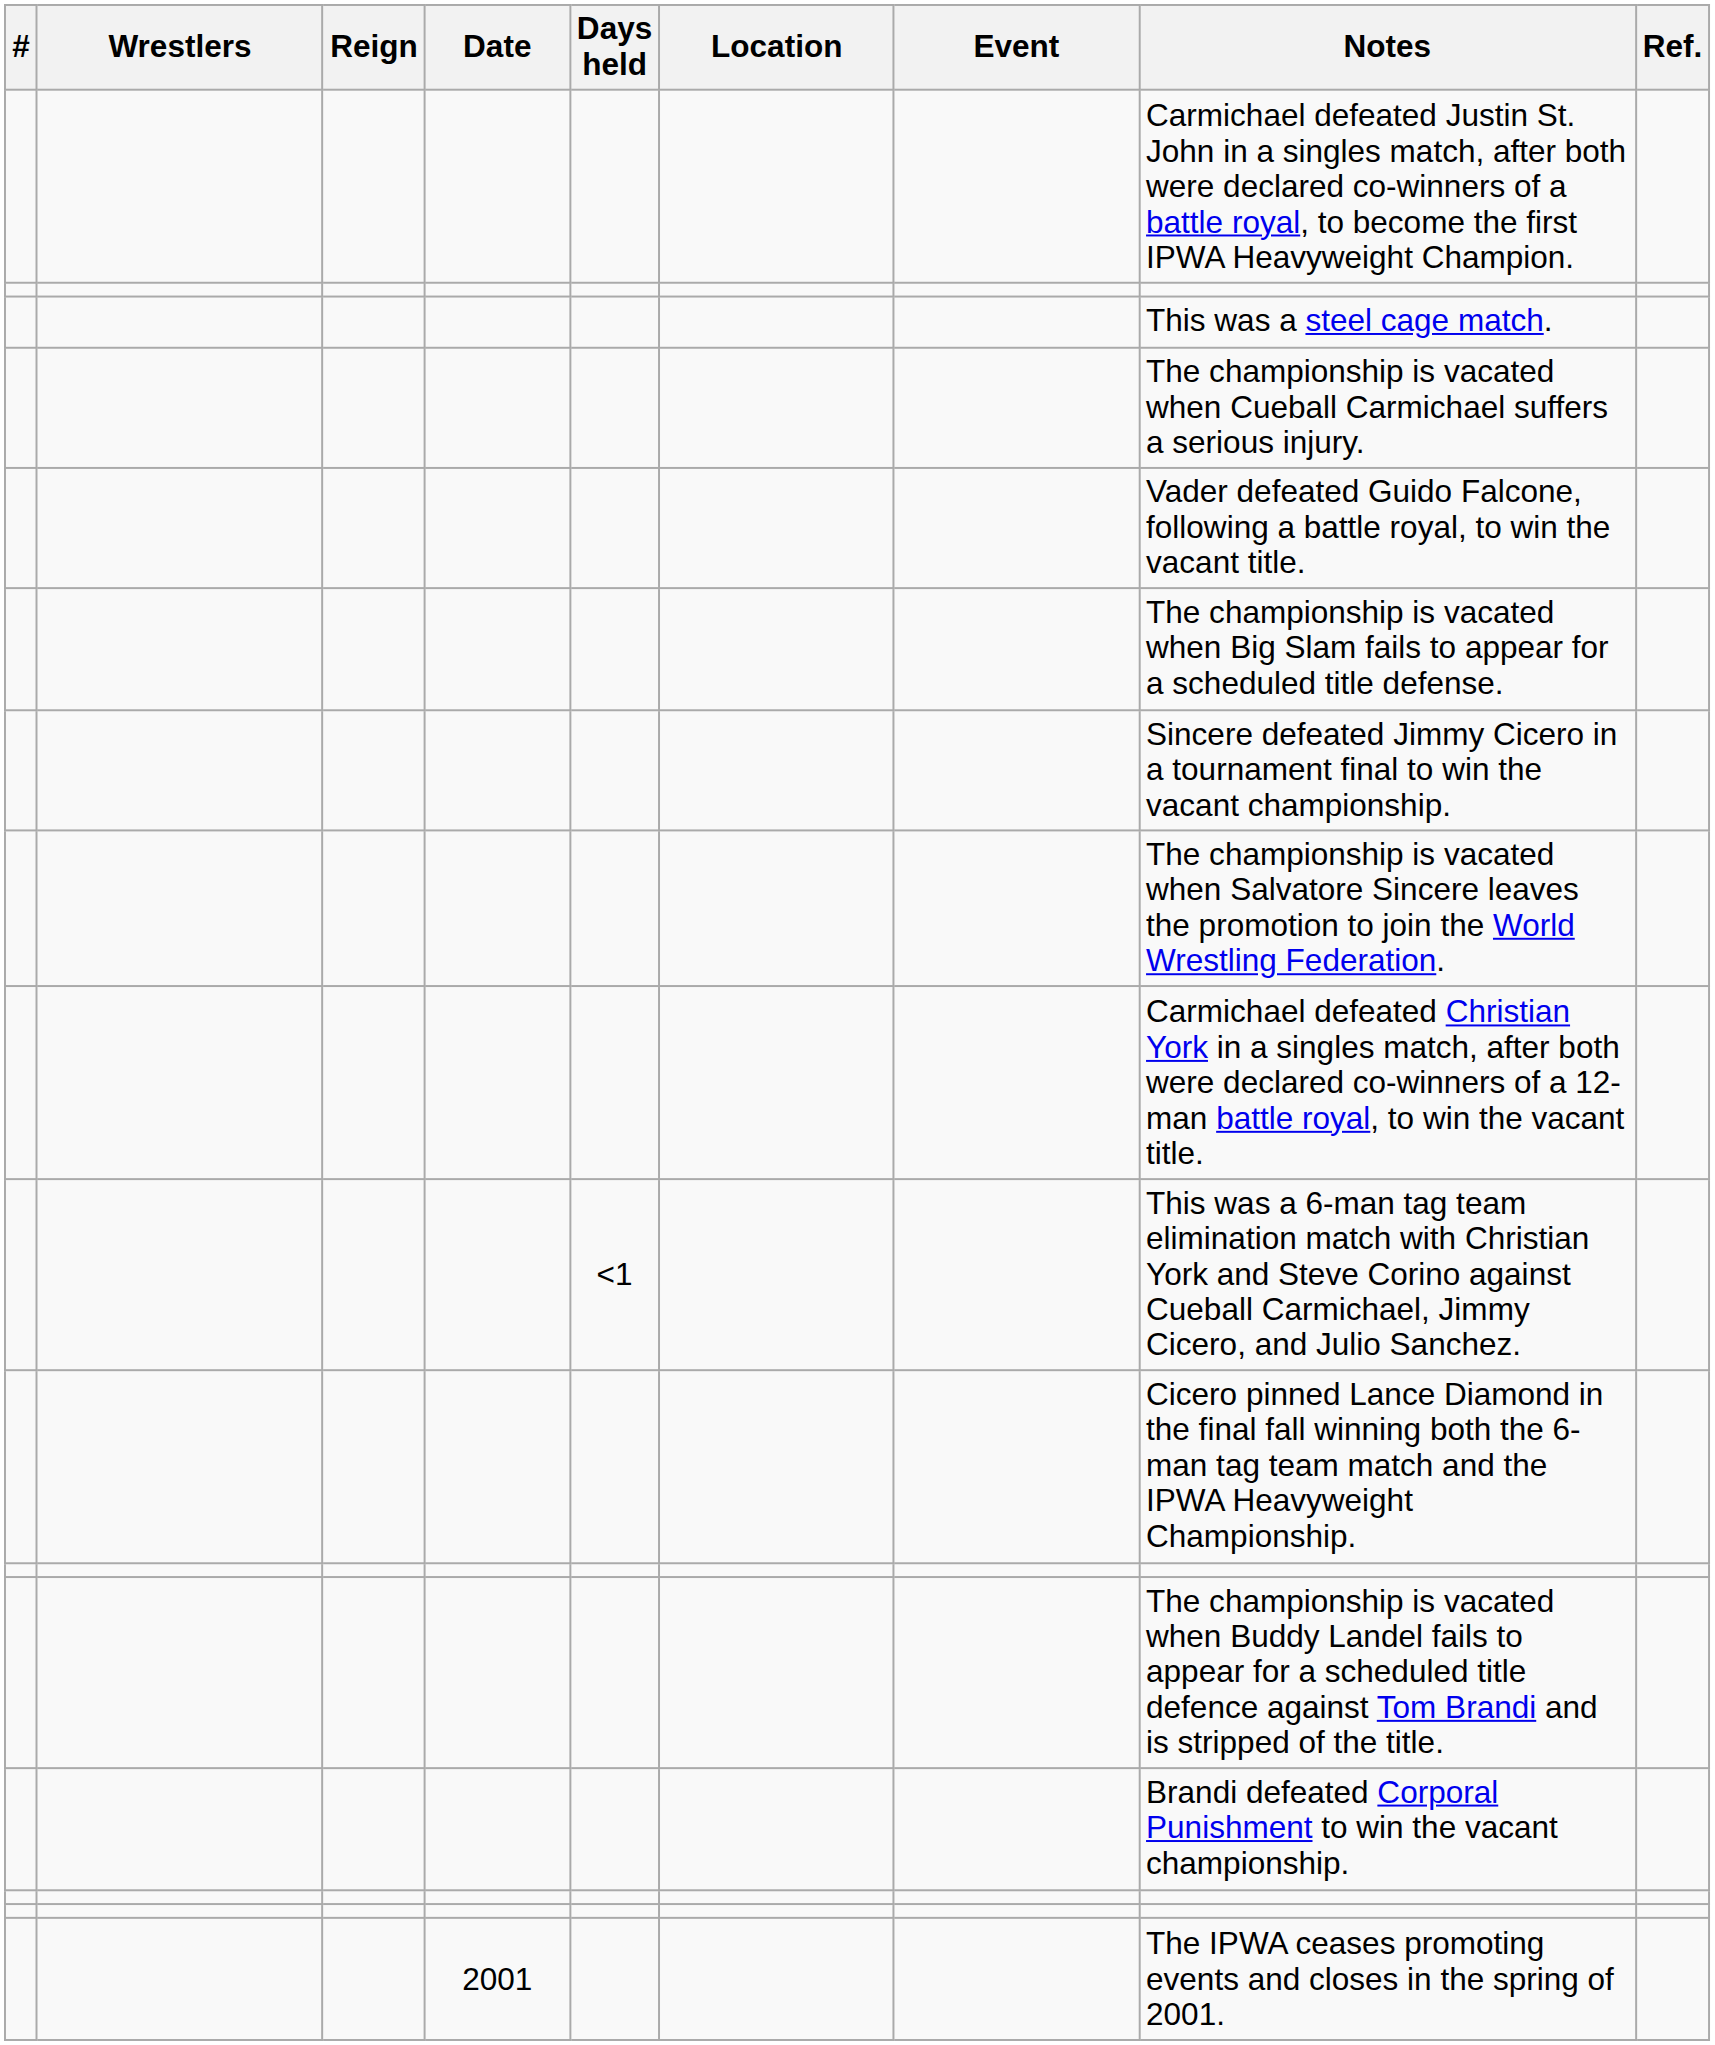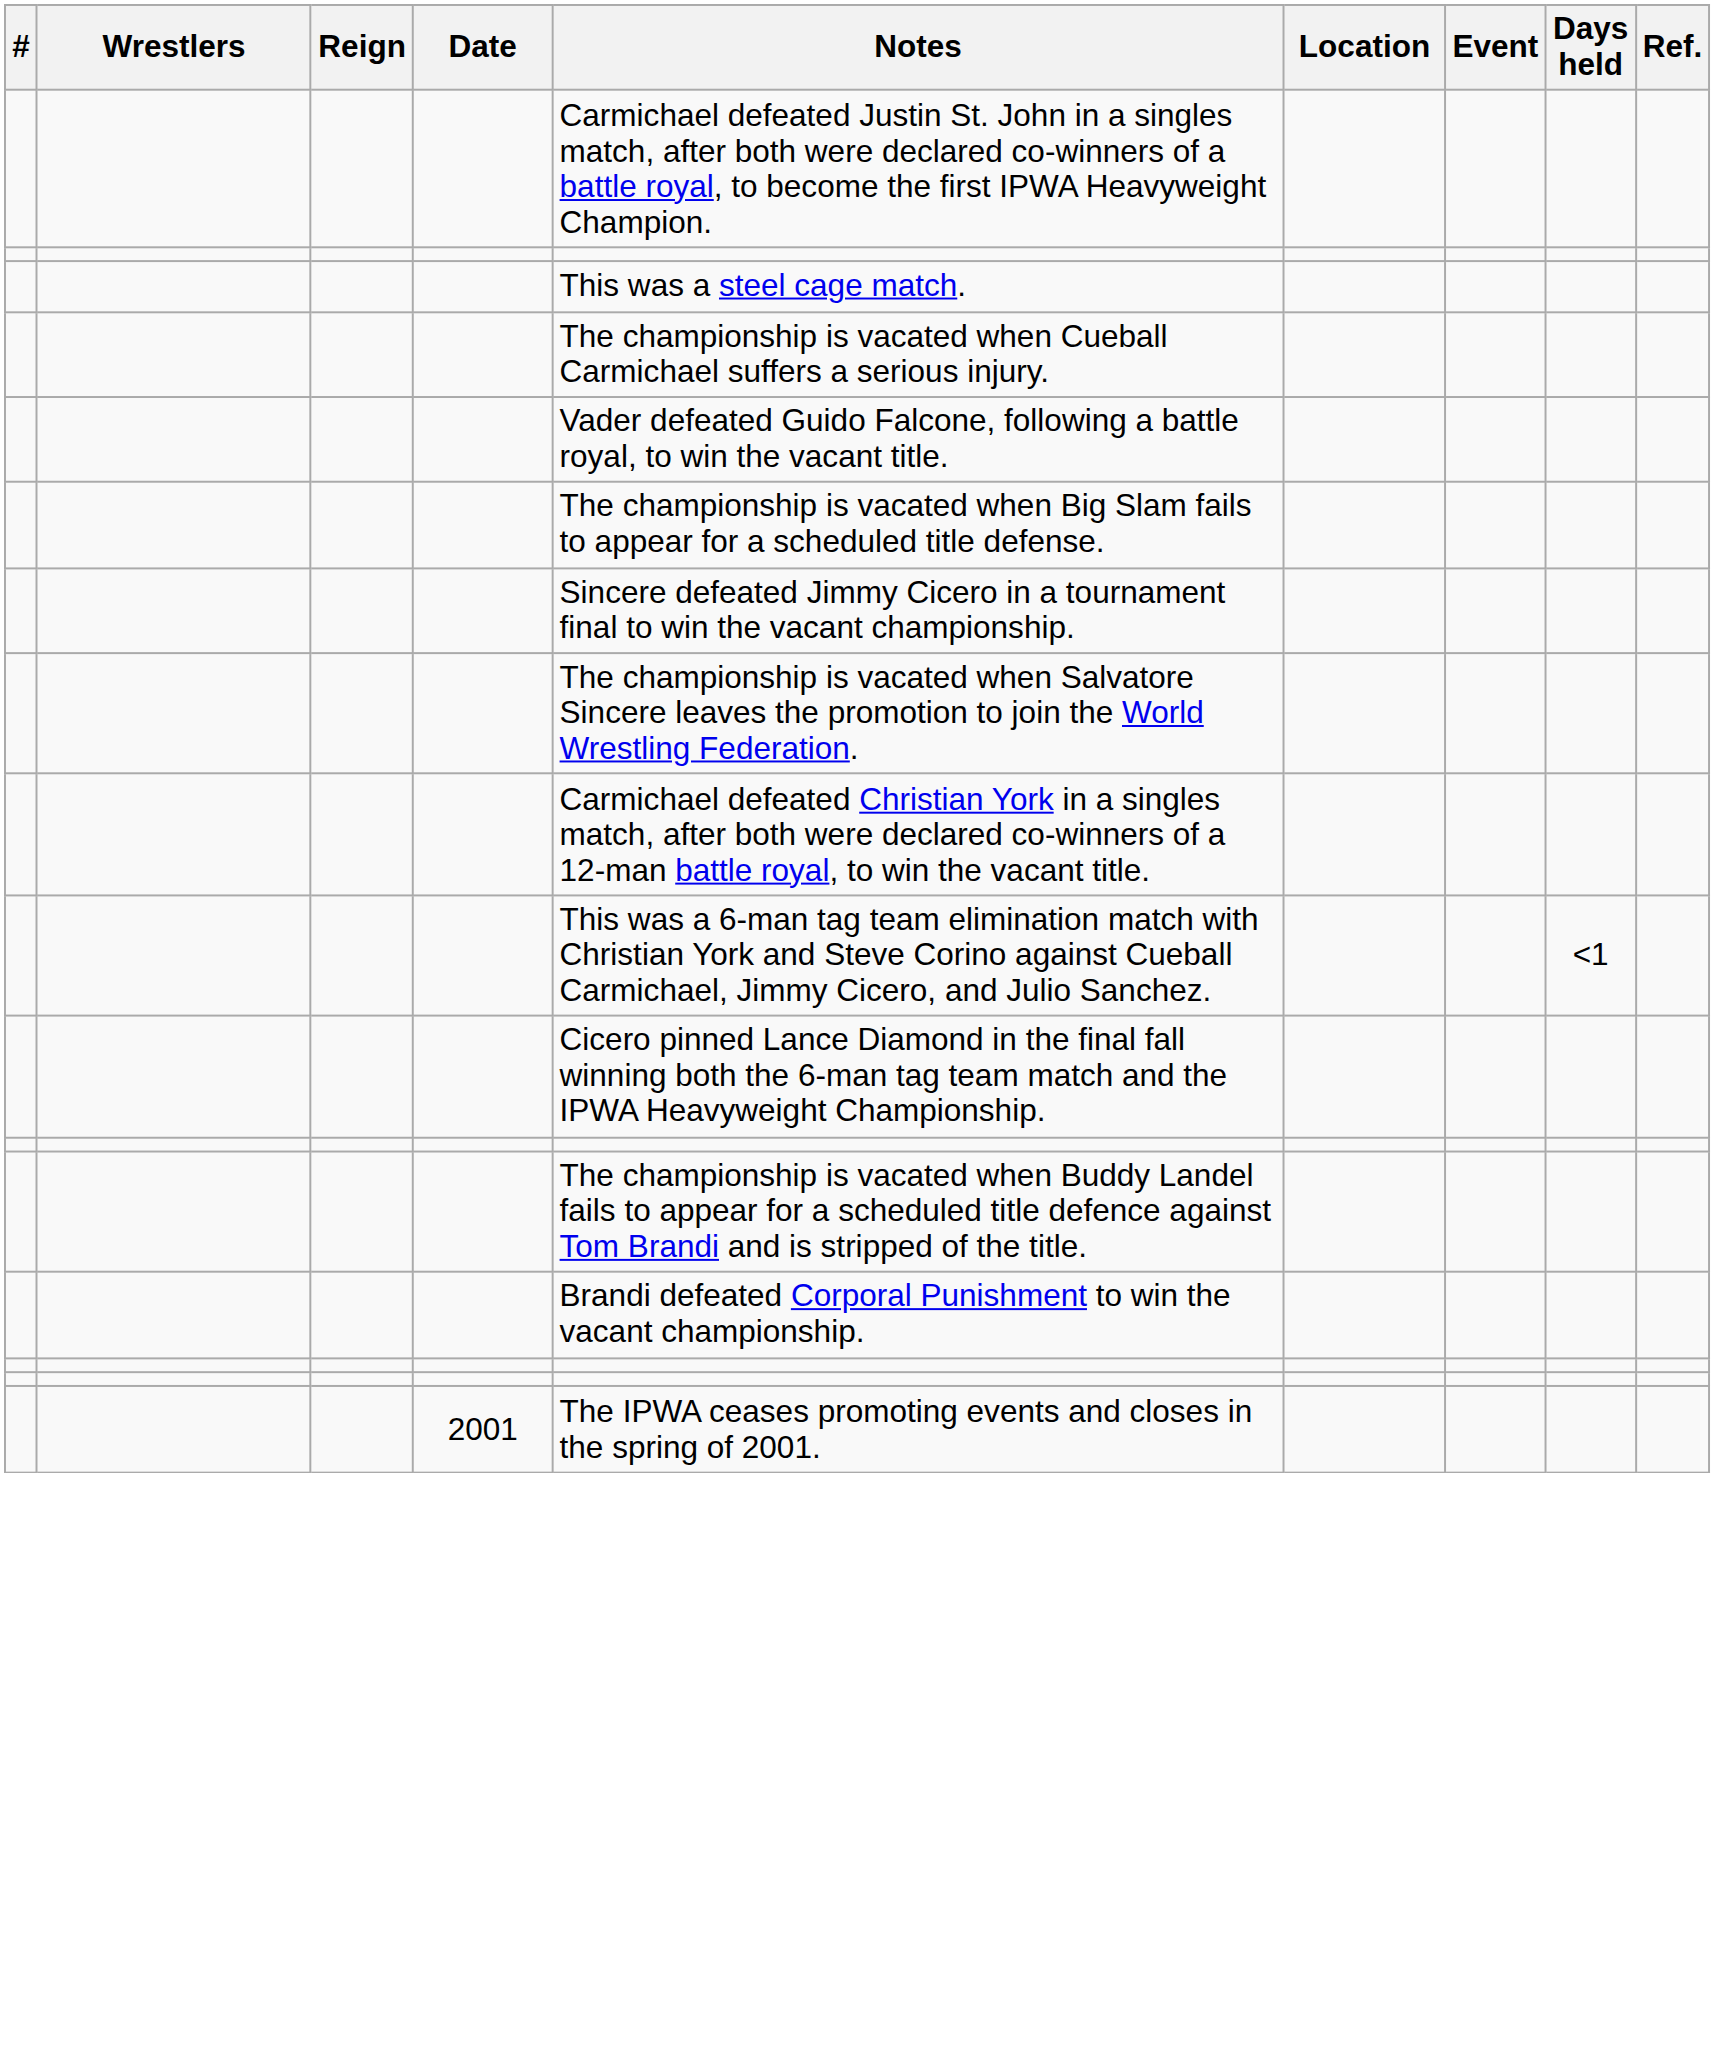columns swapped: (615, 47) <-> (1387, 47)
